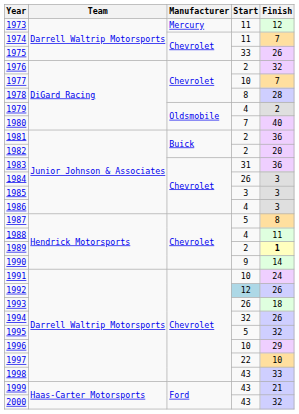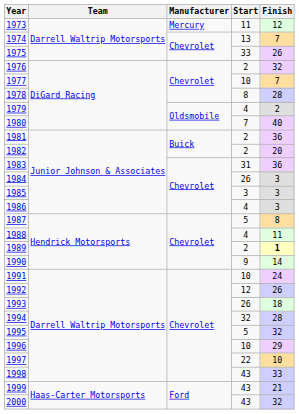(246, 39) 11 -> (246, 39) 13
(246, 290) lightblue background -> (246, 290) no background
(277, 318) 26 -> (277, 318) 28
